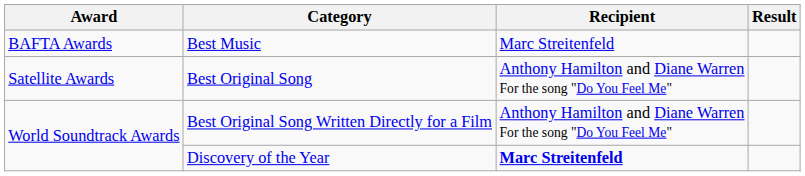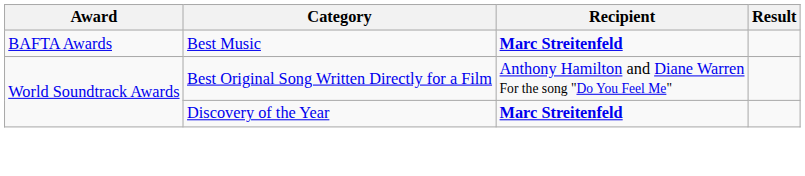(557, 43) normal -> (561, 43) bold
- row: (250, 78)
